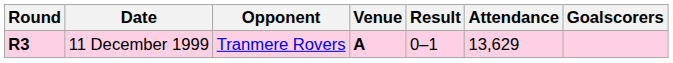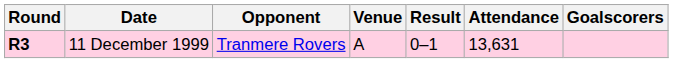(359, 44) bold -> (359, 44) normal
(494, 44) 13,629 -> (494, 44) 13,631
